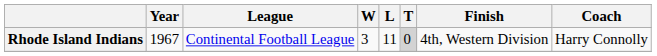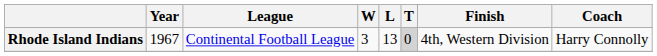(390, 39) 11 -> (390, 39) 13
